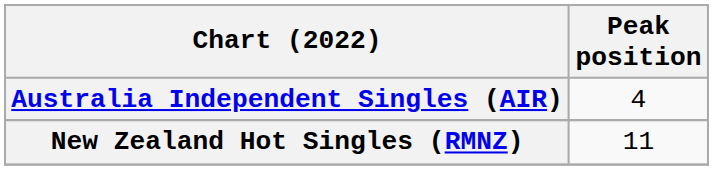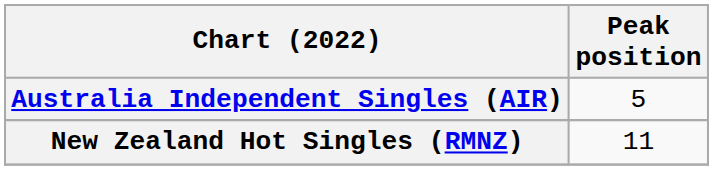(638, 100) 4 -> (638, 100) 5
